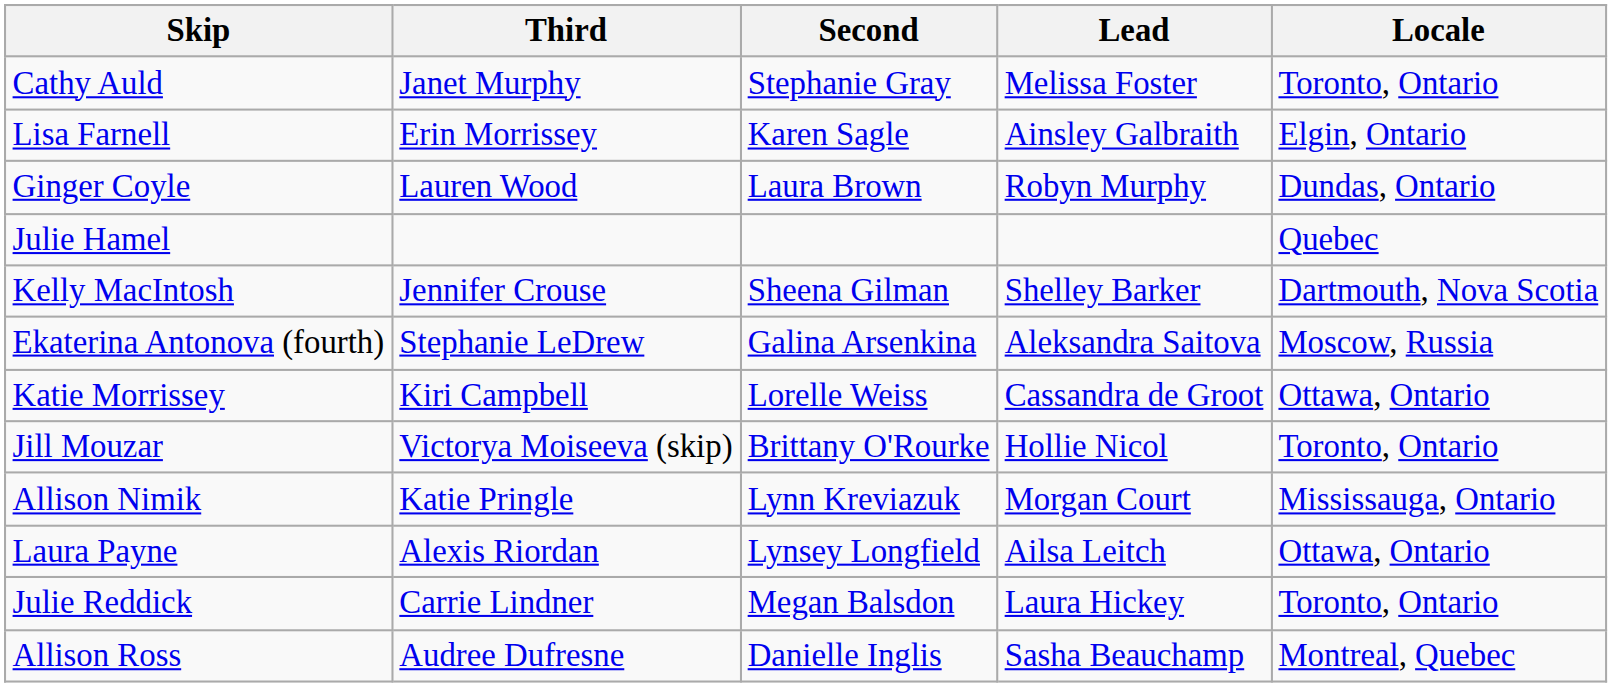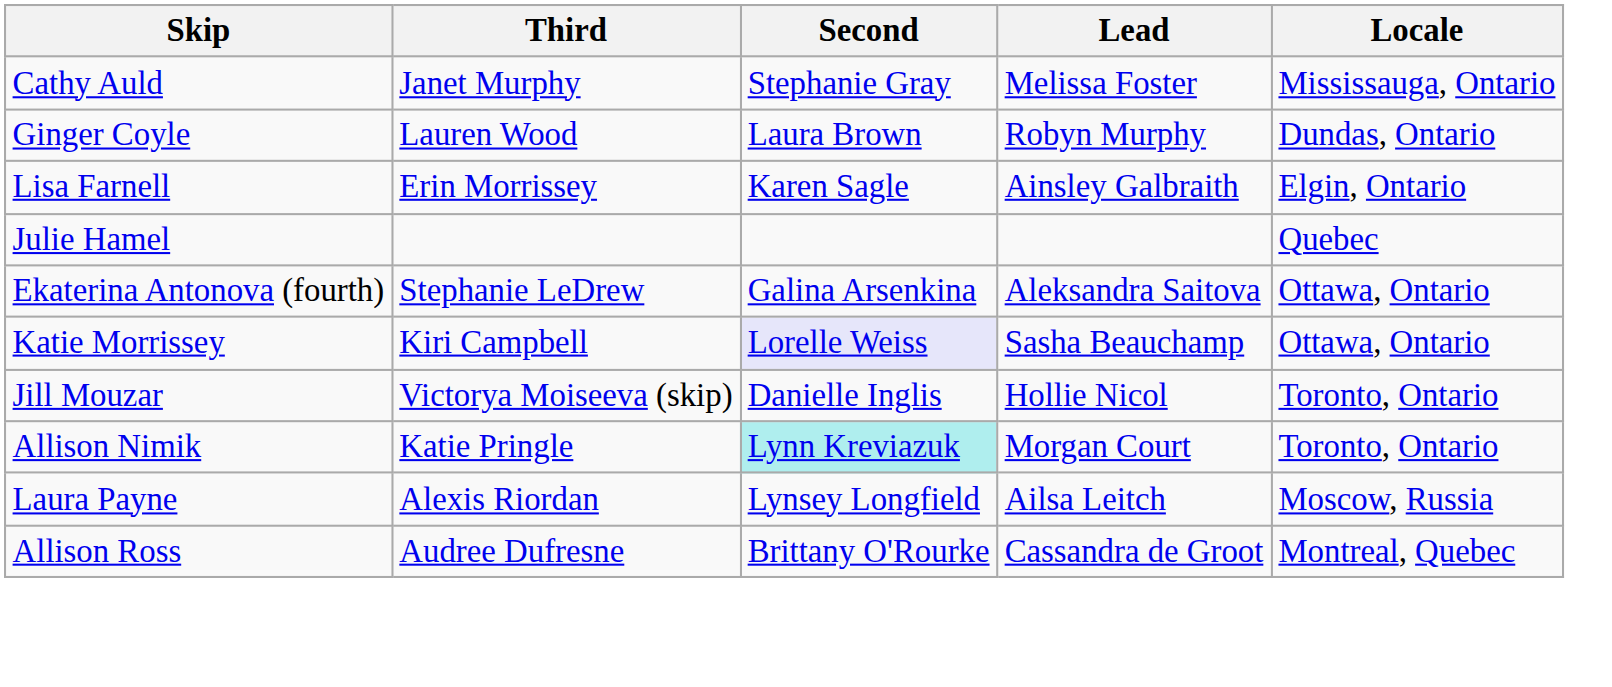(1388, 82) Toronto, Ontario -> (1417, 82) Mississauga, Ontario
rows swapped: (101, 186) <-> (91, 134)
- row: (123, 290)
(1386, 342) Moscow, Russia -> (1384, 290) Ottawa, Ontario
(838, 394) no background -> (838, 342) lavender background
(1134, 394) Cassandra de Groot -> (1124, 342) Sasha Beauchamp
(869, 446) Brittany O'Rourke -> (845, 394) Danielle Inglis
(854, 498) no background -> (854, 446) paleturquoise background
(1417, 498) Mississauga, Ontario -> (1388, 446) Toronto, Ontario
(1384, 550) Ottawa, Ontario -> (1386, 498) Moscow, Russia
- row: (102, 602)
(845, 654) Danielle Inglis -> (869, 550) Brittany O'Rourke
(1124, 654) Sasha Beauchamp -> (1134, 550) Cassandra de Groot
